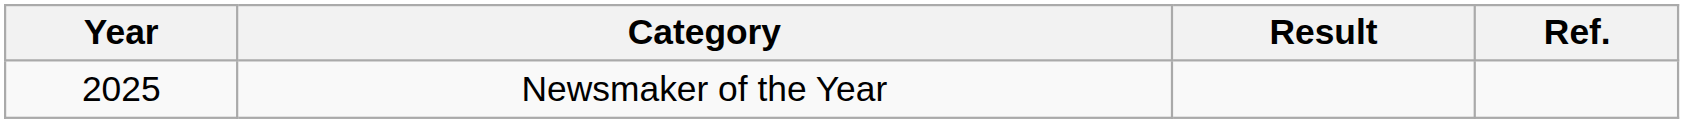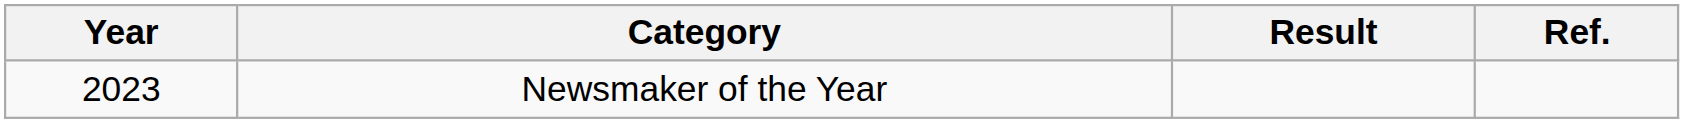(121, 88) 2025 -> (121, 88) 2023
